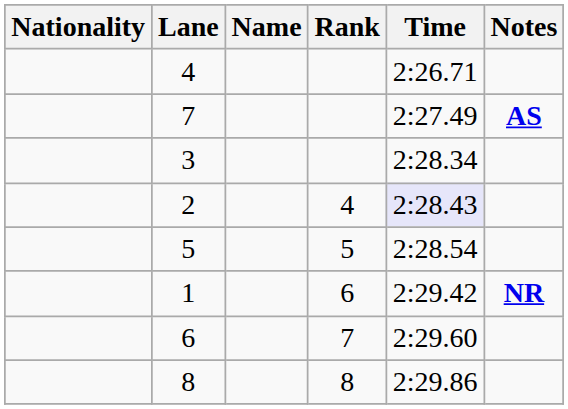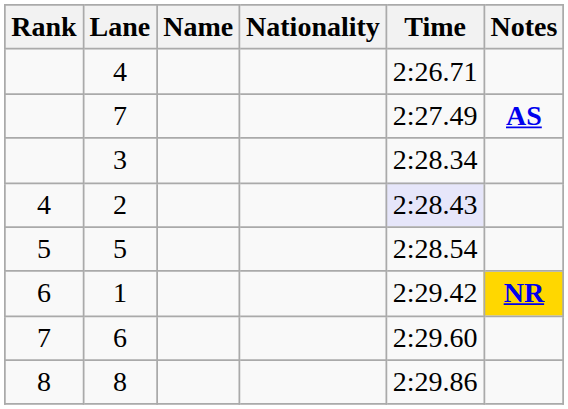columns swapped: (347, 26) <-> (78, 26)
(524, 293) no background -> (524, 293) gold background
